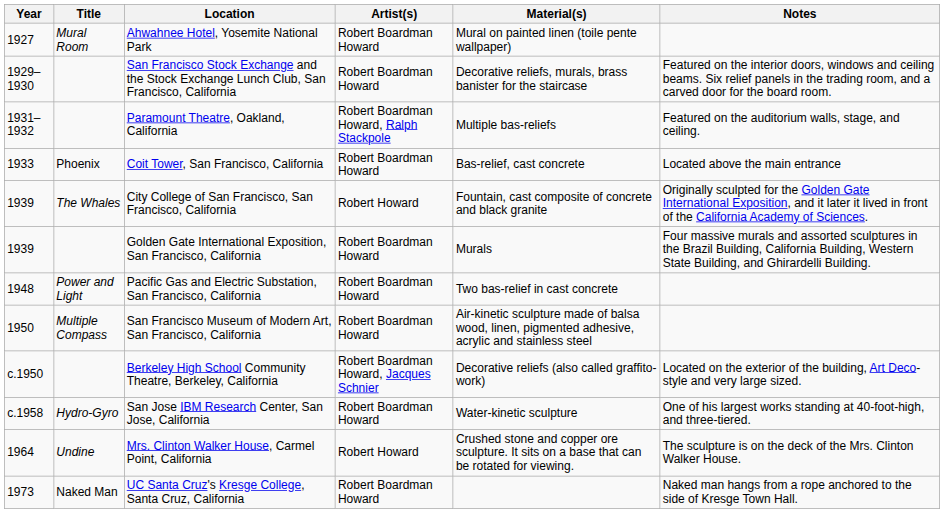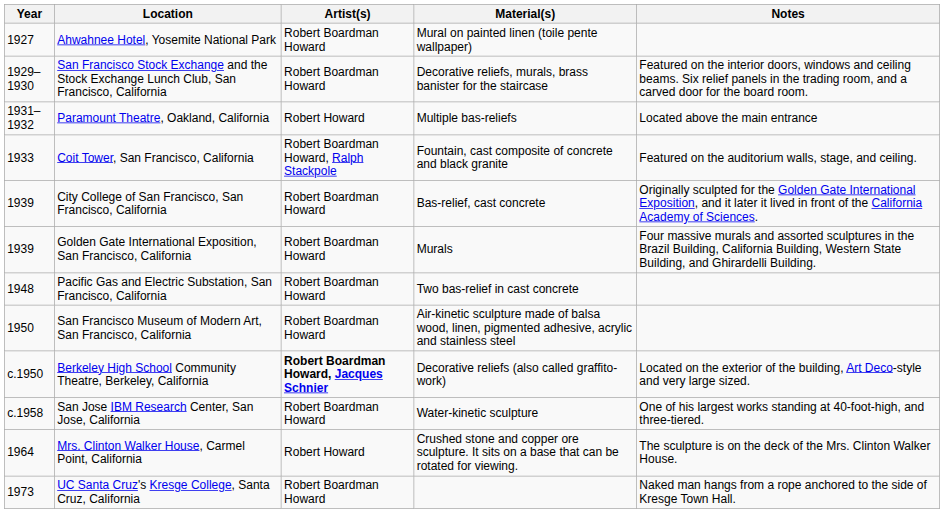- column: (89, 14)
(385, 125) Robert Boardman Howard, Ralph Stackpole -> (324, 118) Robert Howard
(781, 125) Featured on the auditorium walls, stage, and ceiling. -> (728, 118) Located above the main entrance
(385, 164) Robert Boardman Howard -> (331, 157) Robert Boardman Howard, Ralph Stackpole
(520, 164) Bas-relief, cast concrete -> (515, 157) Fountain, cast composite of concrete and black granite
(752, 164) Located above the main entrance -> (778, 157) Featured on the auditorium walls, stage, and ceiling.
(378, 203) Robert Howard -> (331, 203) Robert Boardman Howard
(554, 203) Fountain, cast composite of concrete and black granite -> (481, 203) Bas-relief, cast concrete
(385, 374) normal -> (335, 374) bold
